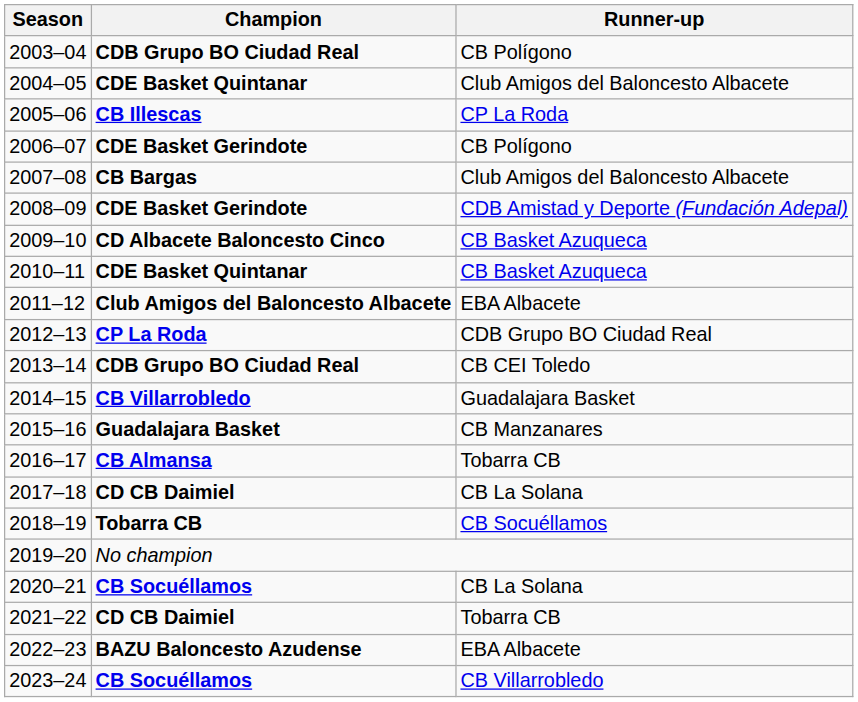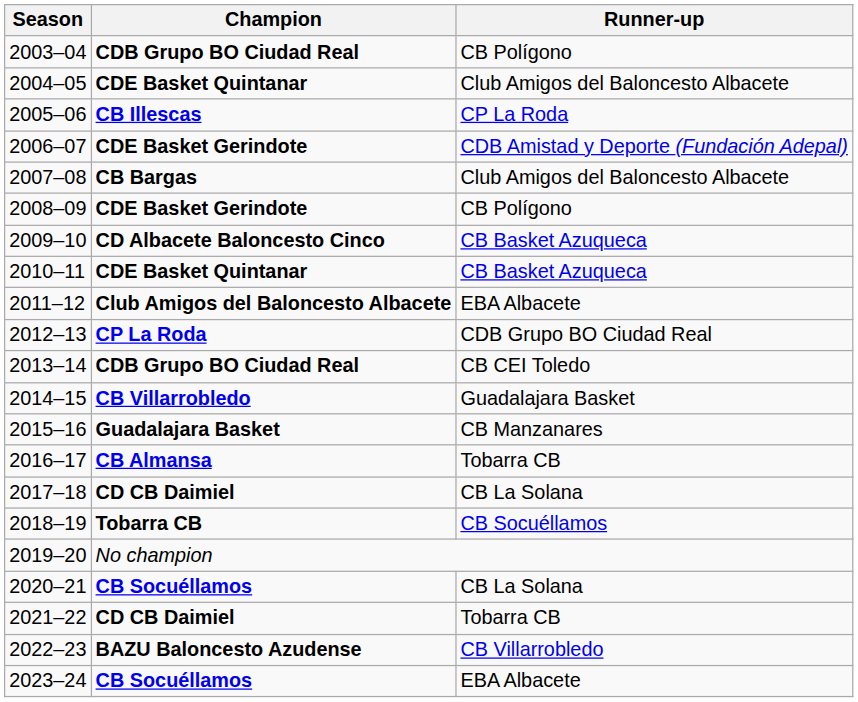(516, 146) CB Polígono -> (654, 146) CDB Amistad y Deporte (Fundación Adepal)
(654, 209) CDB Amistad y Deporte (Fundación Adepal) -> (516, 209) CB Polígono
(521, 649) EBA Albacete -> (532, 649) CB Villarrobledo
(532, 680) CB Villarrobledo -> (521, 680) EBA Albacete
